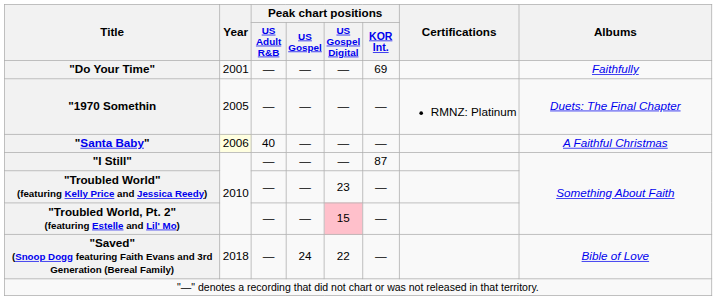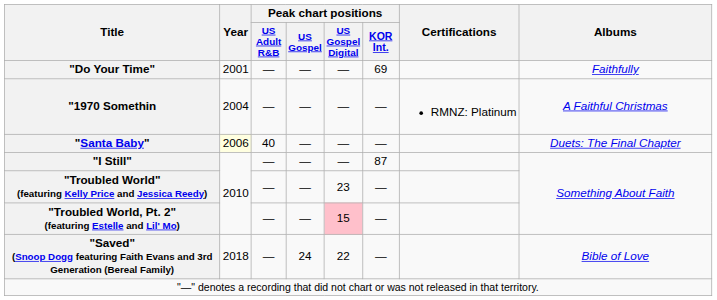(236, 106) 2005 -> (236, 106) 2004
(615, 106) Duets: The Final Chapter -> (615, 106) A Faithful Christmas
(615, 143) A Faithful Christmas -> (615, 143) Duets: The Final Chapter
